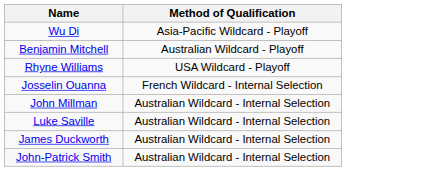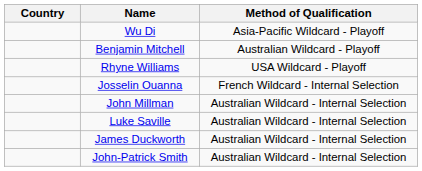+ column: (42, 13)
